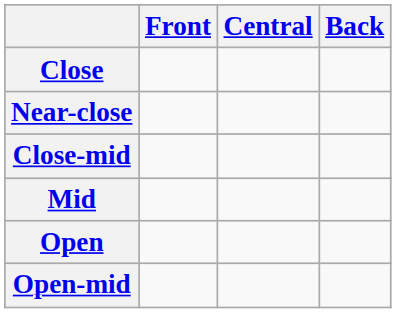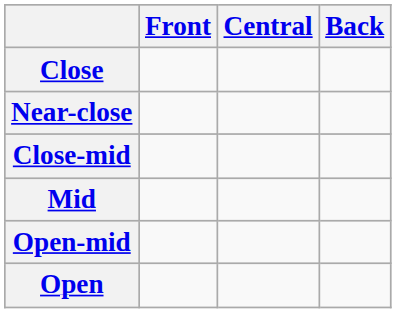rows swapped: (72, 284) <-> (72, 241)
